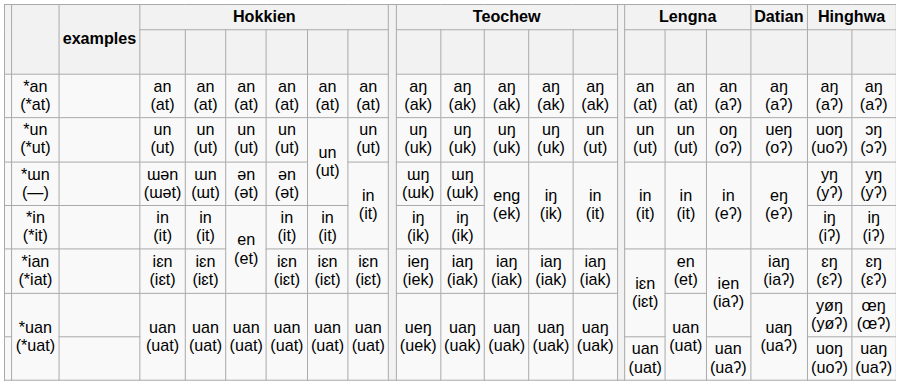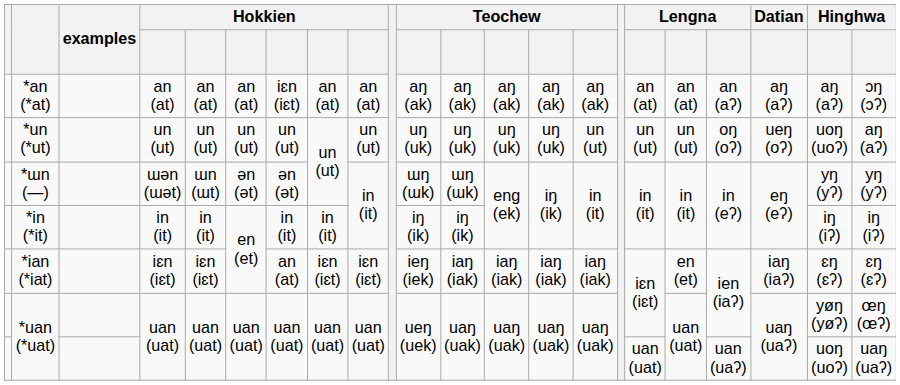(287, 95) an (at) -> (287, 95) iɛn (iɛt)
(874, 95) aŋ (aʔ) -> (874, 95) ɔŋ (ɔʔ)
(874, 139) ɔŋ (ɔʔ) -> (874, 139) aŋ (aʔ)
(287, 271) iɛn (iɛt) -> (287, 271) an (at)
